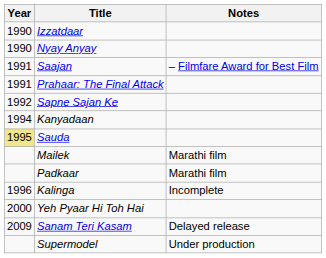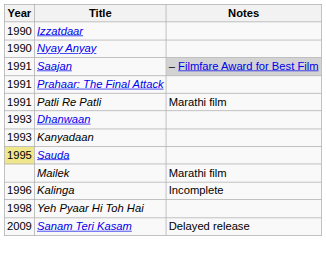(244, 66) no background -> (244, 66) lightgrey background
+ row: (69, 102)
- row: (77, 102)
+ row: (64, 119)
(19, 119) 1994 -> (19, 137) 1993
- row: (58, 173)
(19, 208) 2000 -> (19, 208) 1998
- row: (67, 244)
